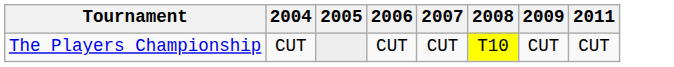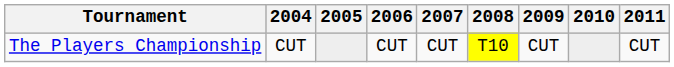+ column: (594, 19)
